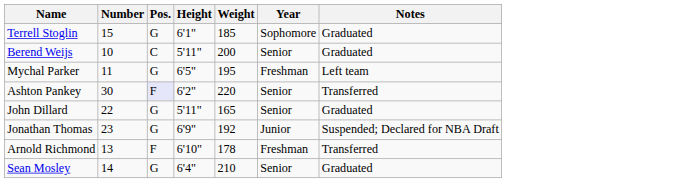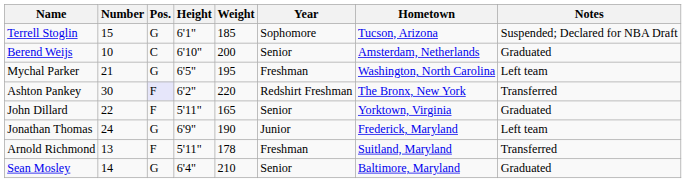+ column: (427, 14)
(347, 33) Graduated -> (589, 33) Suspended; Declared for NBA Draft
(189, 52) 5'11" -> (189, 52) 6'10"
(107, 71) 11 -> (107, 71) 21
(276, 91) Senior -> (306, 91) Redshirt Freshman
(154, 110) G -> (153, 110) F
(107, 129) 23 -> (107, 129) 24
(227, 129) 192 -> (227, 129) 190
(410, 129) Suspended; Declared for NBA Draft -> (524, 129) Left team
(189, 149) 6'10" -> (189, 149) 5'11"
